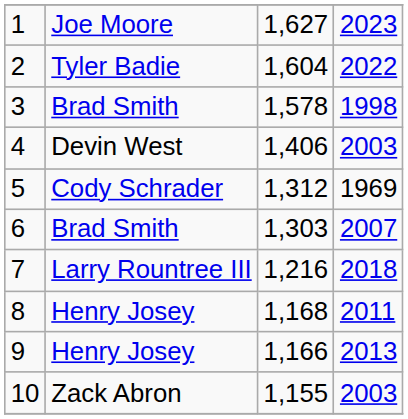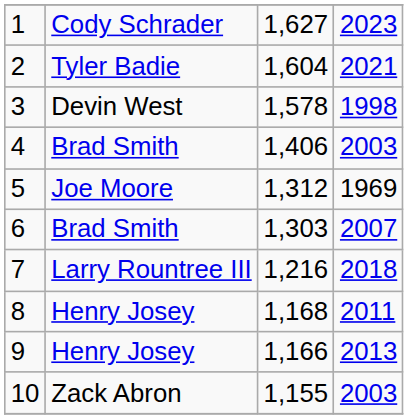(112, 24) Joe Moore -> (137, 24) Cody Schrader
(369, 65) 2022 -> (369, 65) 2021
(115, 106) Brad Smith -> (117, 106) Devin West
(117, 147) Devin West -> (115, 147) Brad Smith
(137, 188) Cody Schrader -> (112, 188) Joe Moore
